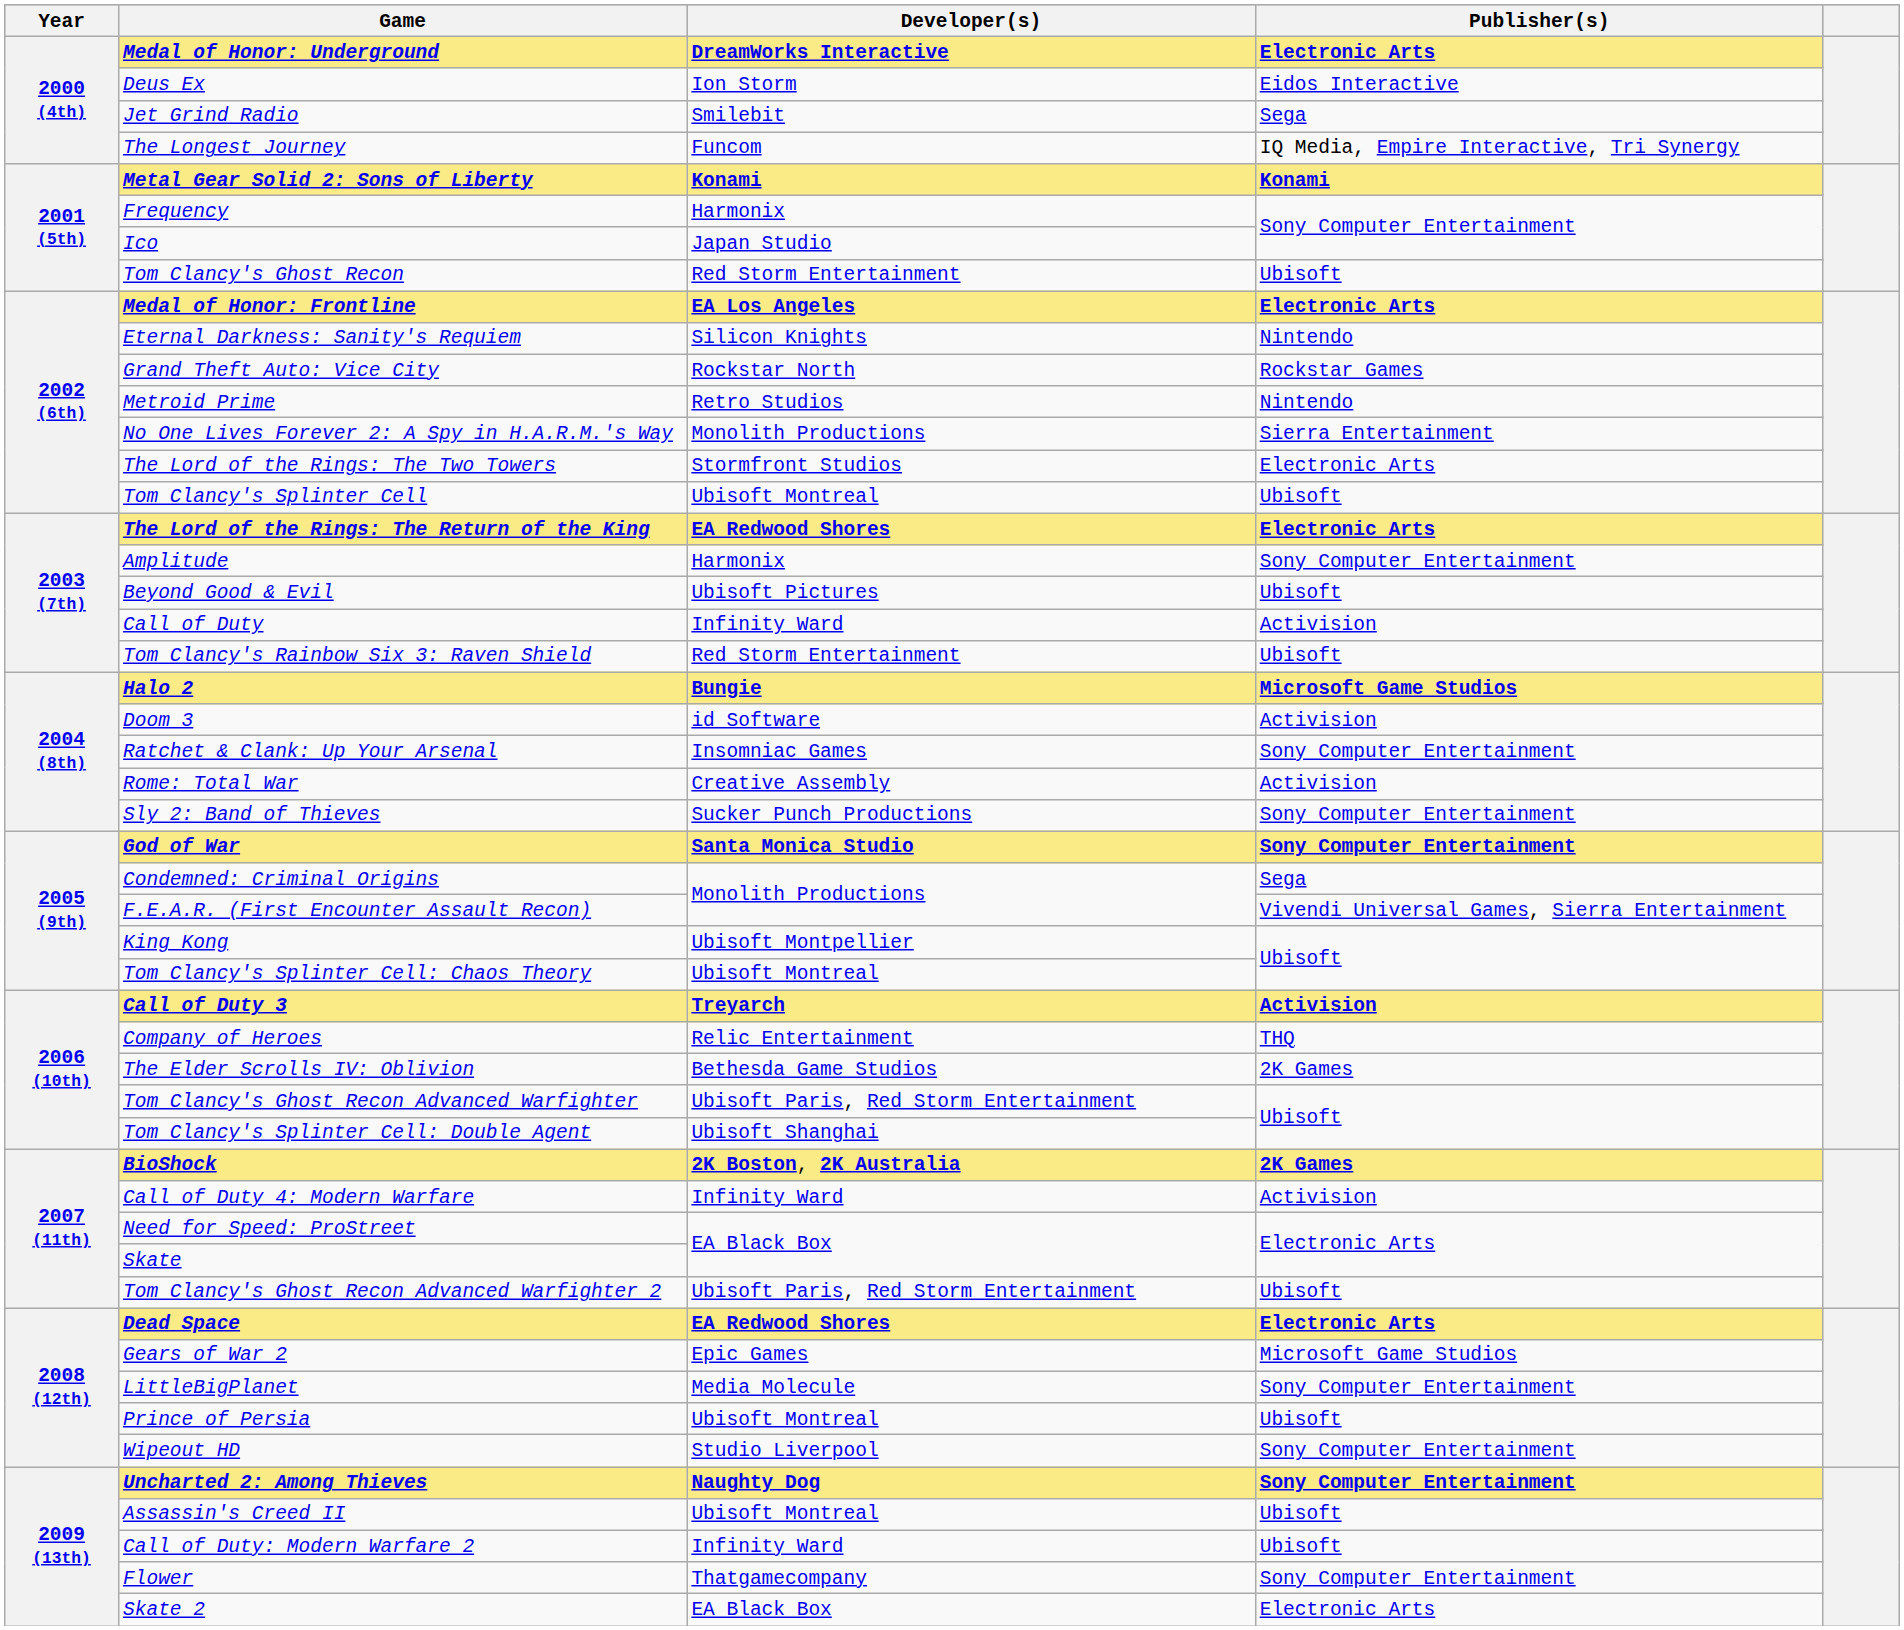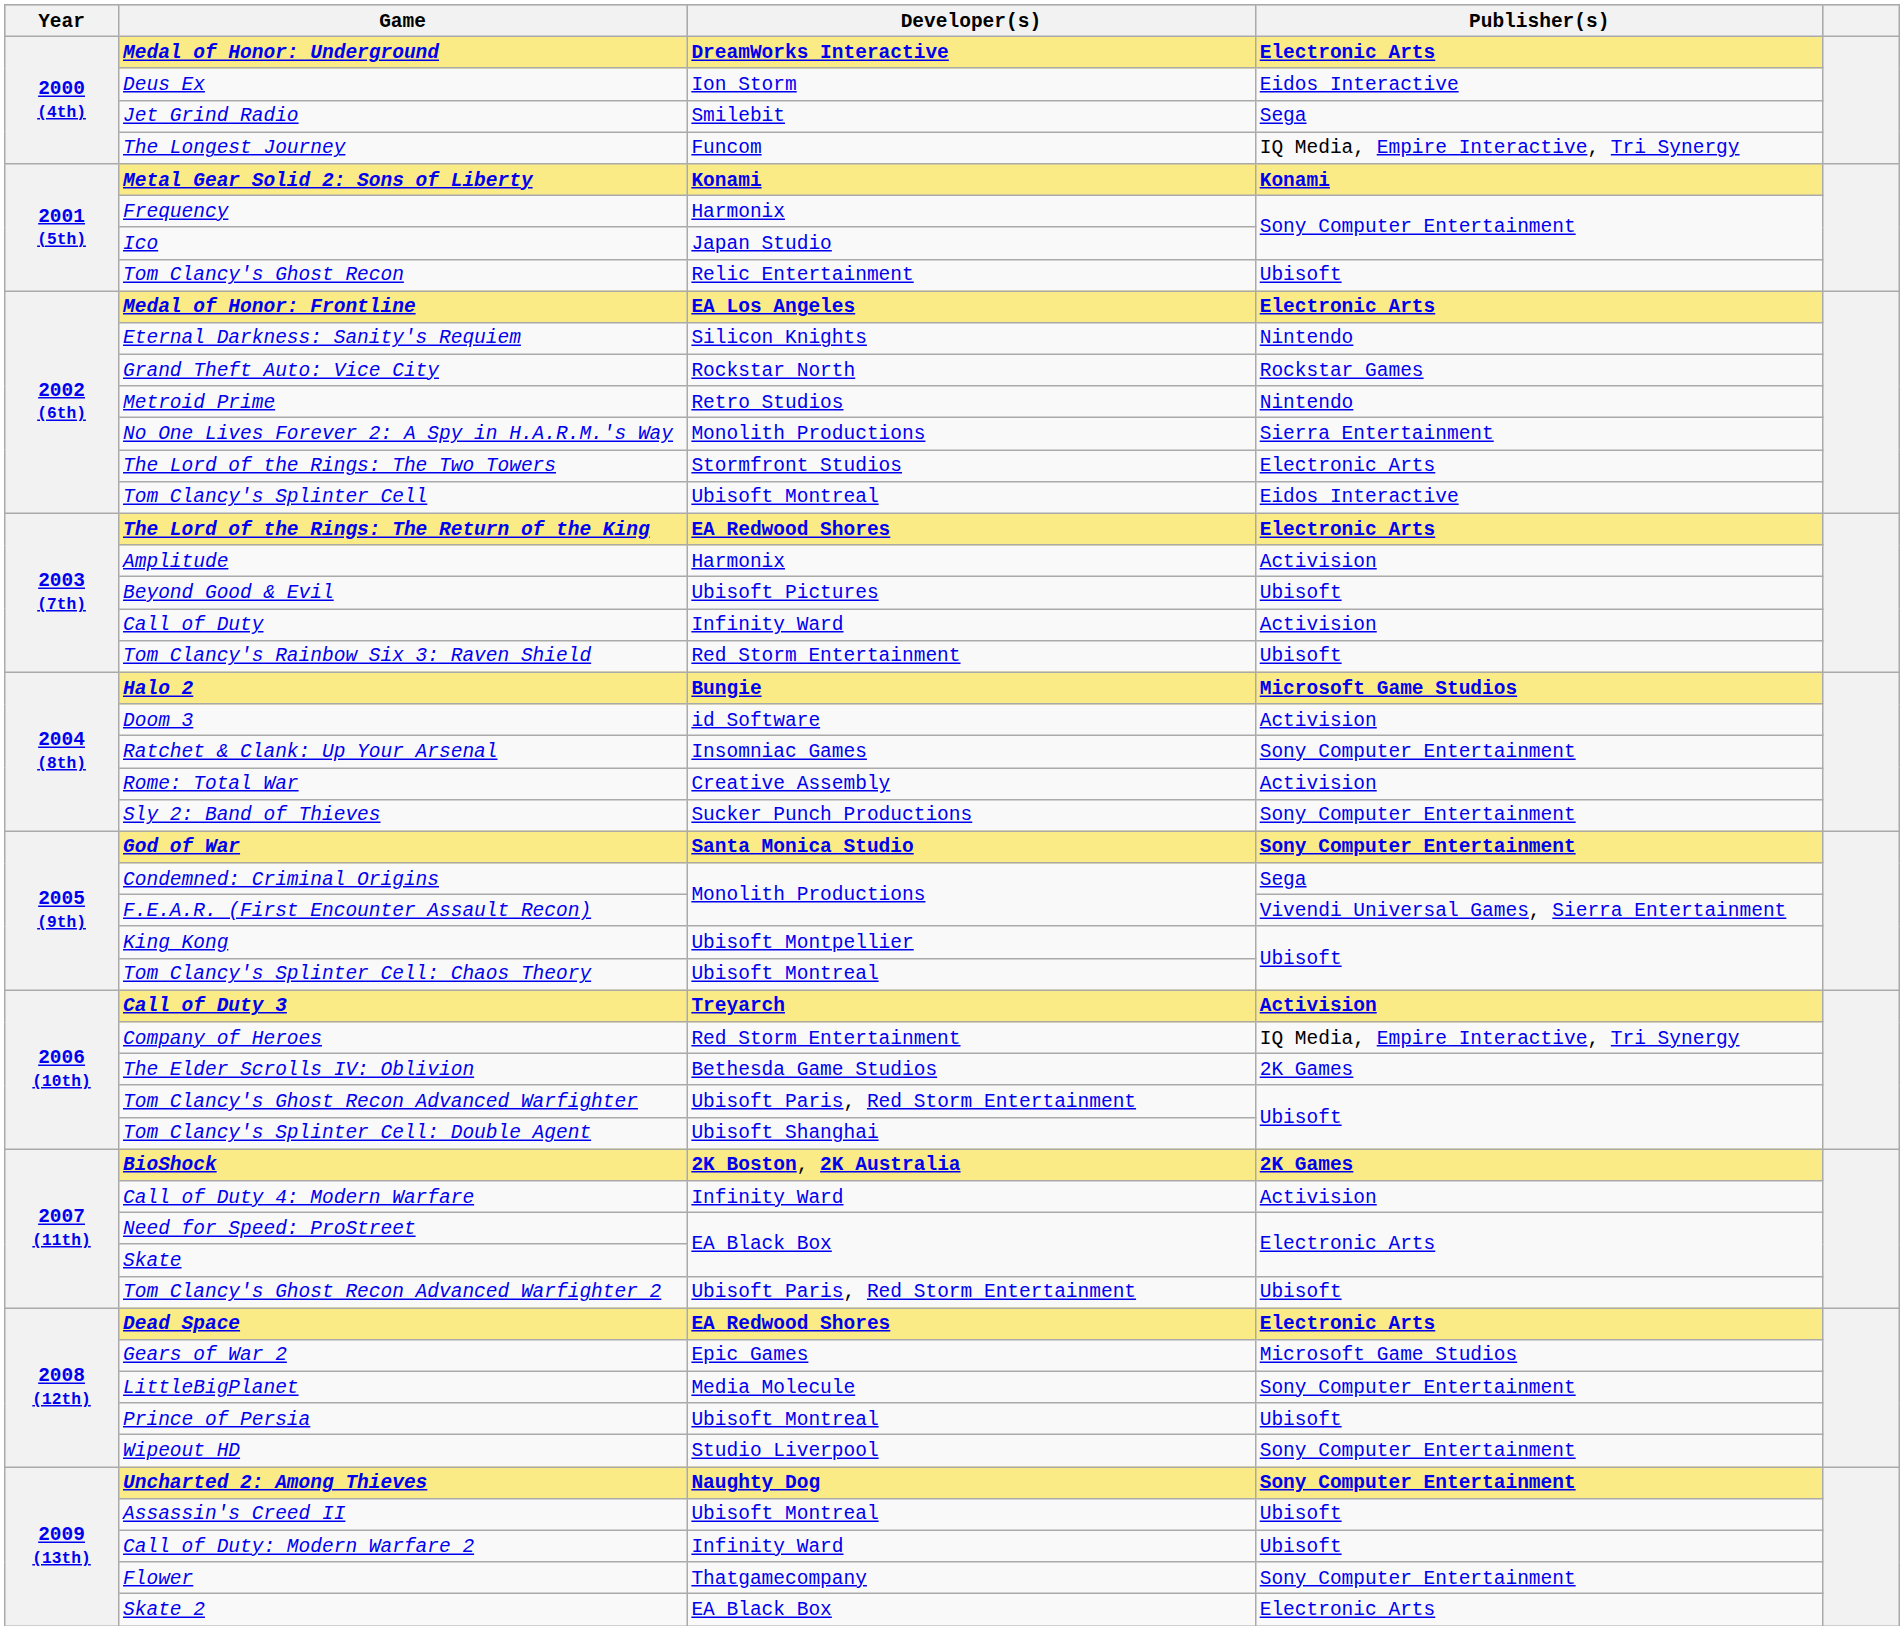(826, 275) Red Storm Entertainment -> (803, 275) Relic Entertainment
(1301, 497) Ubisoft -> (1359, 497) Eidos Interactive
(1418, 561) Sony Computer Entertainment -> (1318, 561) Activision
(803, 1038) Relic Entertainment -> (826, 1038) Red Storm Entertainment
(1277, 1038) THQ -> (1500, 1038) IQ Media, Empire Interactive, Tri Synergy
